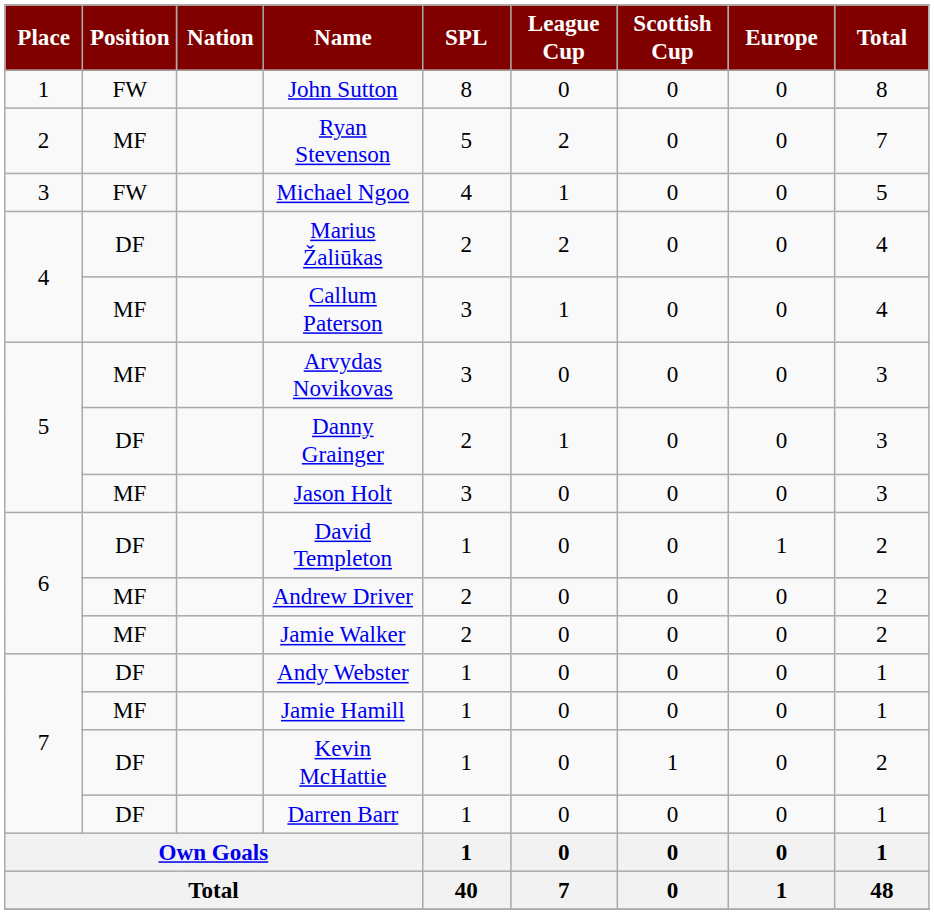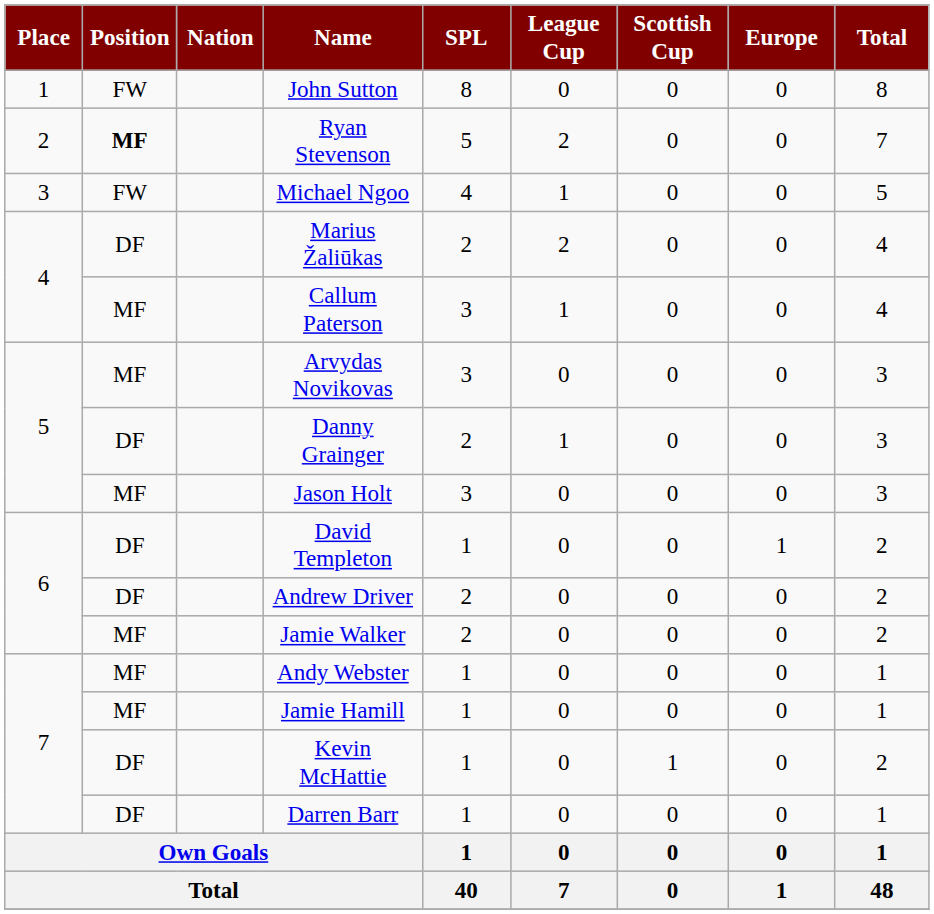(130, 140) normal -> (130, 140) bold
(130, 596) MF -> (130, 596) DF
(130, 672) DF -> (130, 672) MF
